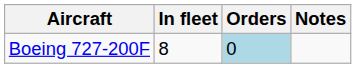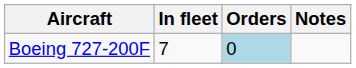(164, 48) 8 -> (164, 48) 7
